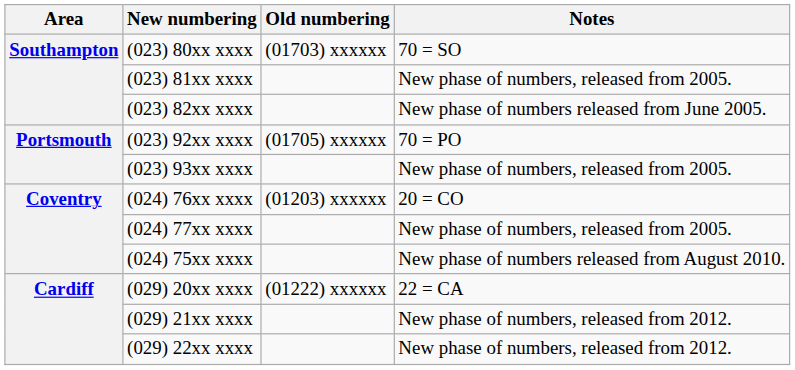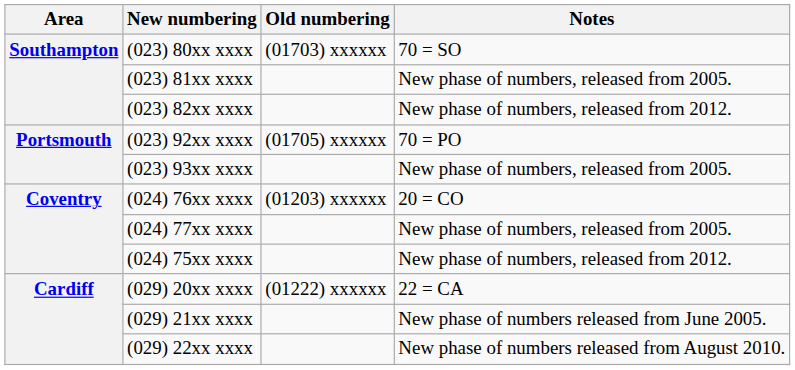(582, 109) New phase of numbers released from June 2005. -> (565, 109) New phase of numbers, released from 2012.
(592, 259) New phase of numbers released from August 2010. -> (565, 259) New phase of numbers, released from 2012.
(565, 318) New phase of numbers, released from 2012. -> (582, 318) New phase of numbers released from June 2005.
(565, 348) New phase of numbers, released from 2012. -> (592, 348) New phase of numbers released from August 2010.
